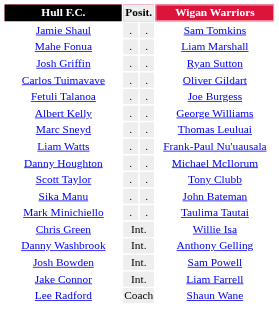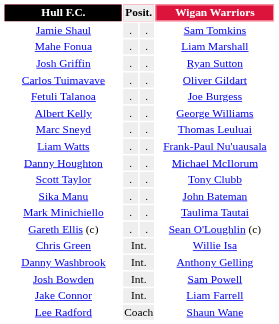+ row: (63, 229)
